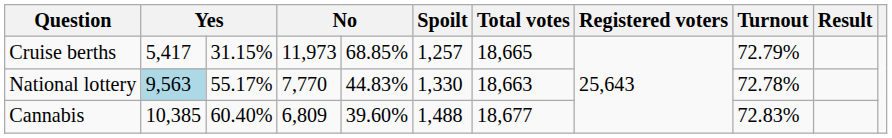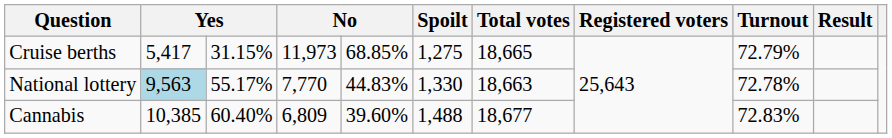(440, 52) 1,257 -> (440, 52) 1,275
